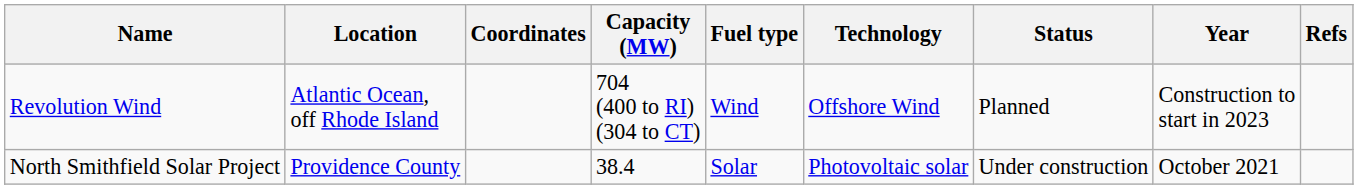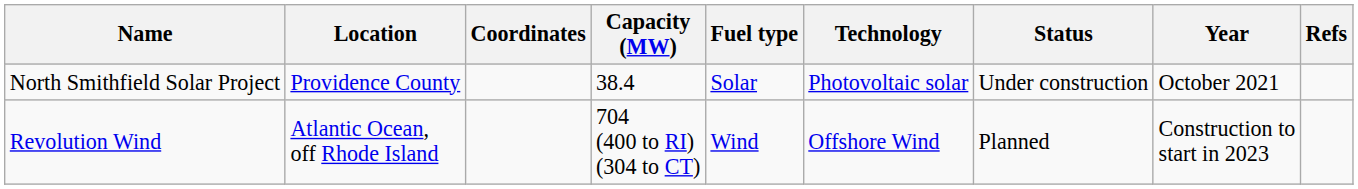rows swapped: (145, 166) <-> (85, 106)
